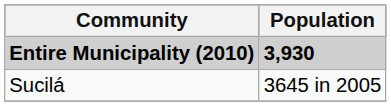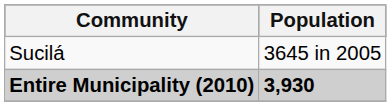rows swapped: (132, 52) <-> (37, 85)
